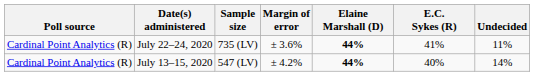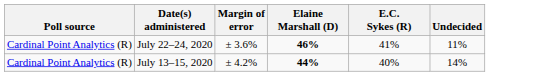- column: (238, 20)
(353, 44) 44% -> (308, 44) 46%
